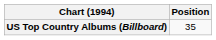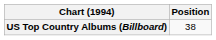(190, 27) 35 -> (190, 27) 38
